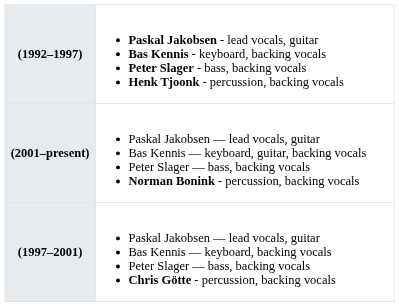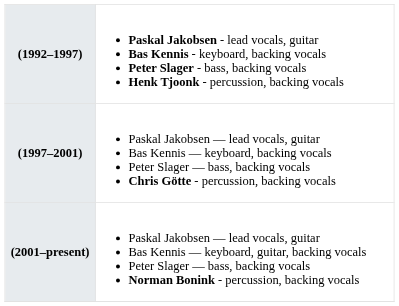rows swapped: (50, 252) <-> (50, 153)
